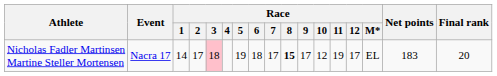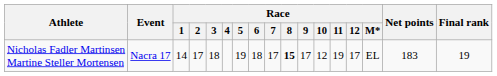(214, 56) pink background -> (214, 56) no background
(464, 56) 20 -> (464, 56) 19
